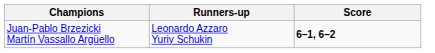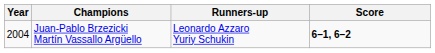+ column: (18, 13)
